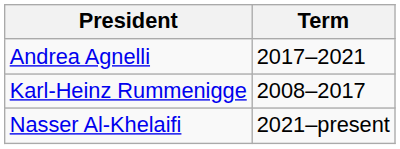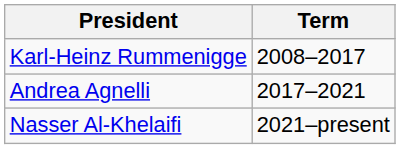rows swapped: (128, 90) <-> (80, 56)
